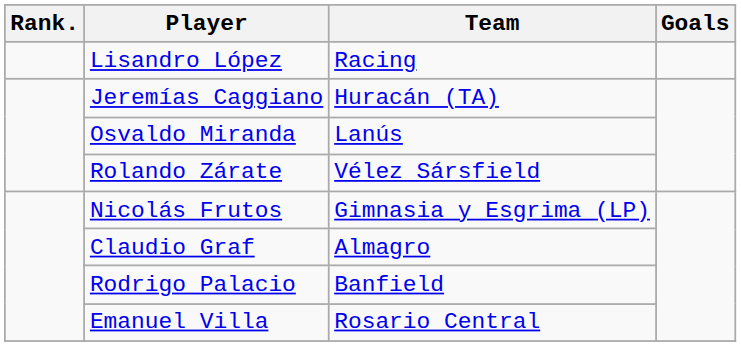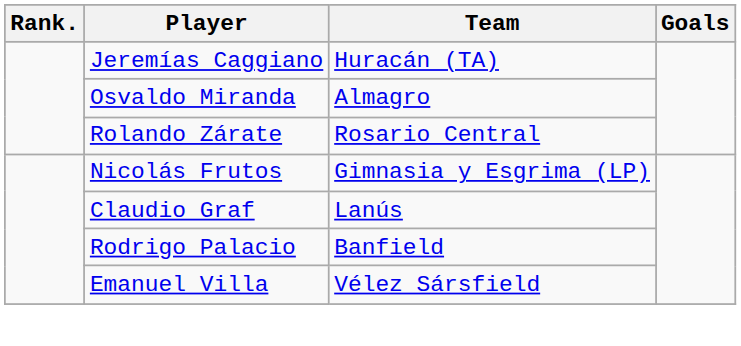- row: (186, 61)
(369, 135) Lanús -> (382, 98) Almagro
(437, 173) Vélez Sársfield -> (437, 135) Rosario Central
(382, 247) Almagro -> (369, 210) Lanús
(437, 322) Rosario Central -> (437, 285) Vélez Sársfield
